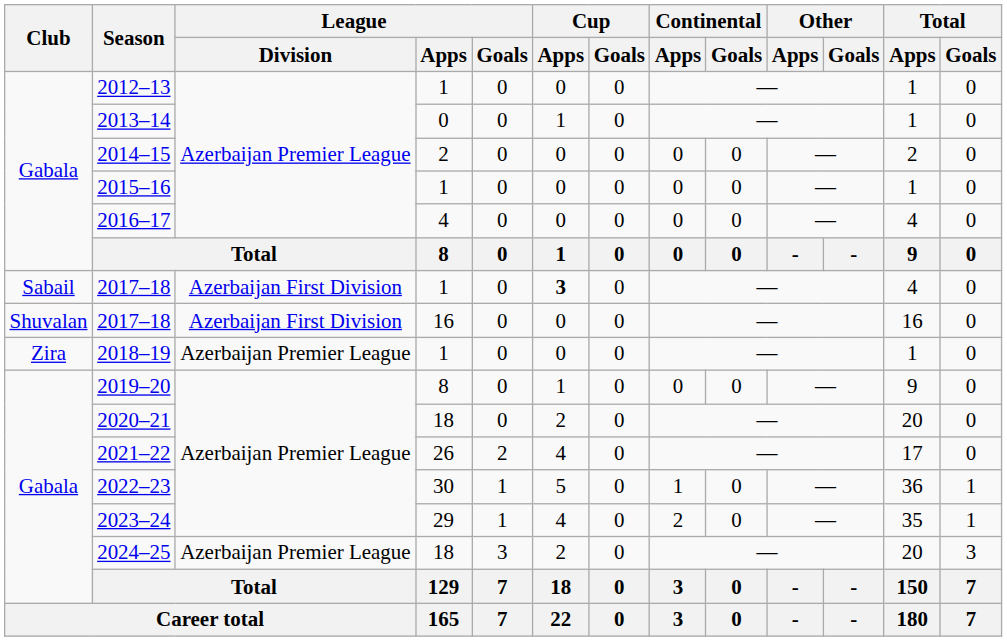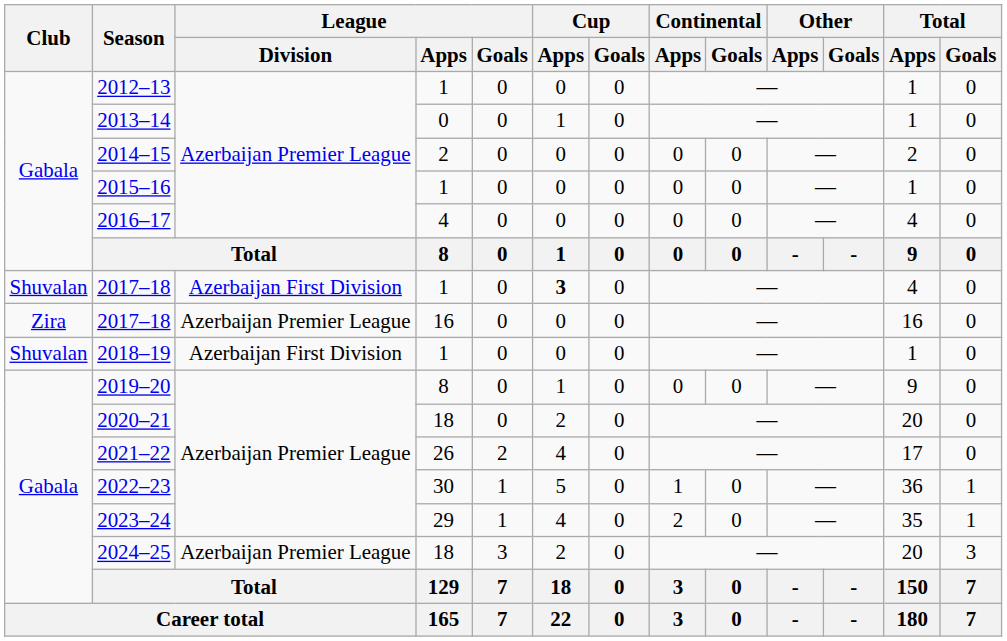(48, 287) Sabail -> (48, 287) Shuvalan
(48, 320) Shuvalan -> (48, 320) Zira
(295, 320) Azerbaijan First Division -> (295, 320) Azerbaijan Premier League
(48, 353) Zira -> (48, 353) Shuvalan
(295, 353) Azerbaijan Premier League -> (295, 353) Azerbaijan First Division
